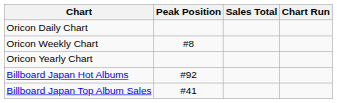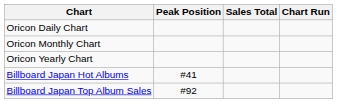- row: (52, 43)
+ row: (53, 43)
(189, 75) #92 -> (189, 75) #41
(189, 91) #41 -> (189, 91) #92
